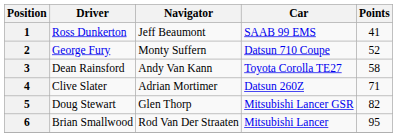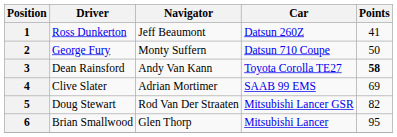(280, 31) SAAB 99 EMS -> (274, 31) Datsun 260Z
(374, 50) 52 -> (374, 50) 50
(374, 68) normal -> (374, 68) bold
(274, 86) Datsun 260Z -> (280, 86) SAAB 99 EMS
(374, 86) 71 -> (374, 86) 69
(165, 104) Glen Thorp -> (189, 104) Rod Van Der Straaten
(189, 123) Rod Van Der Straaten -> (165, 123) Glen Thorp
